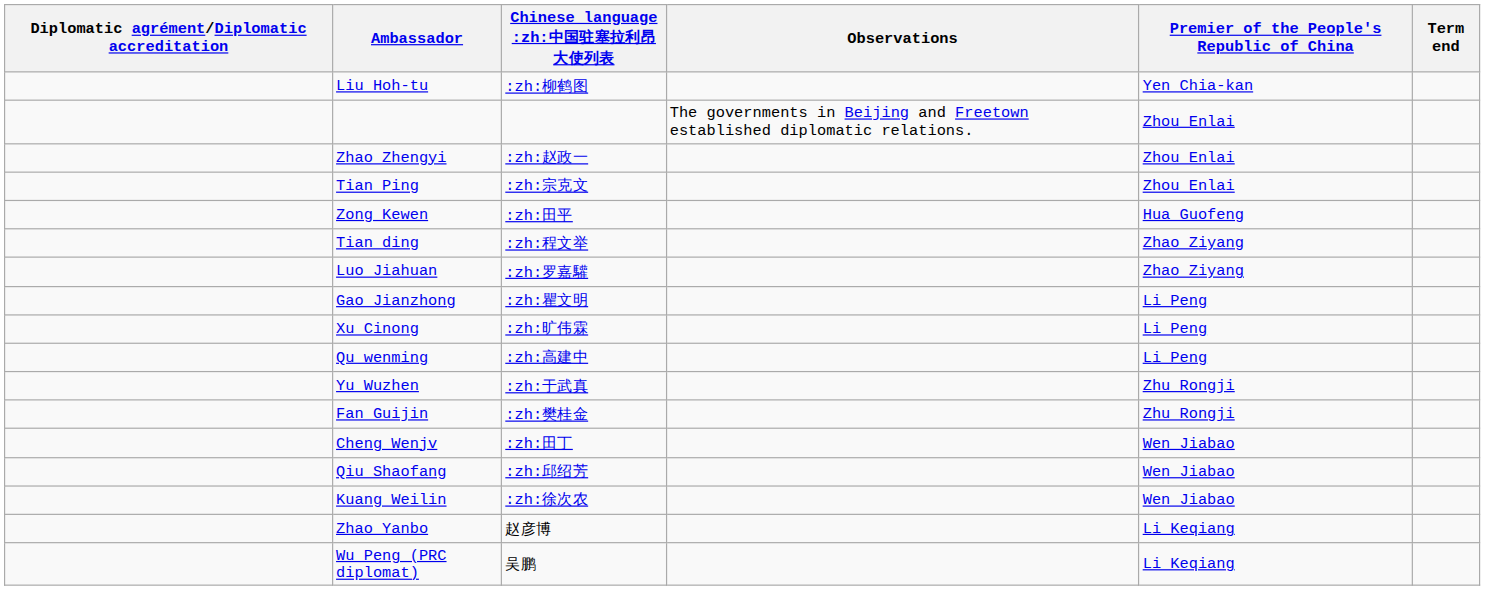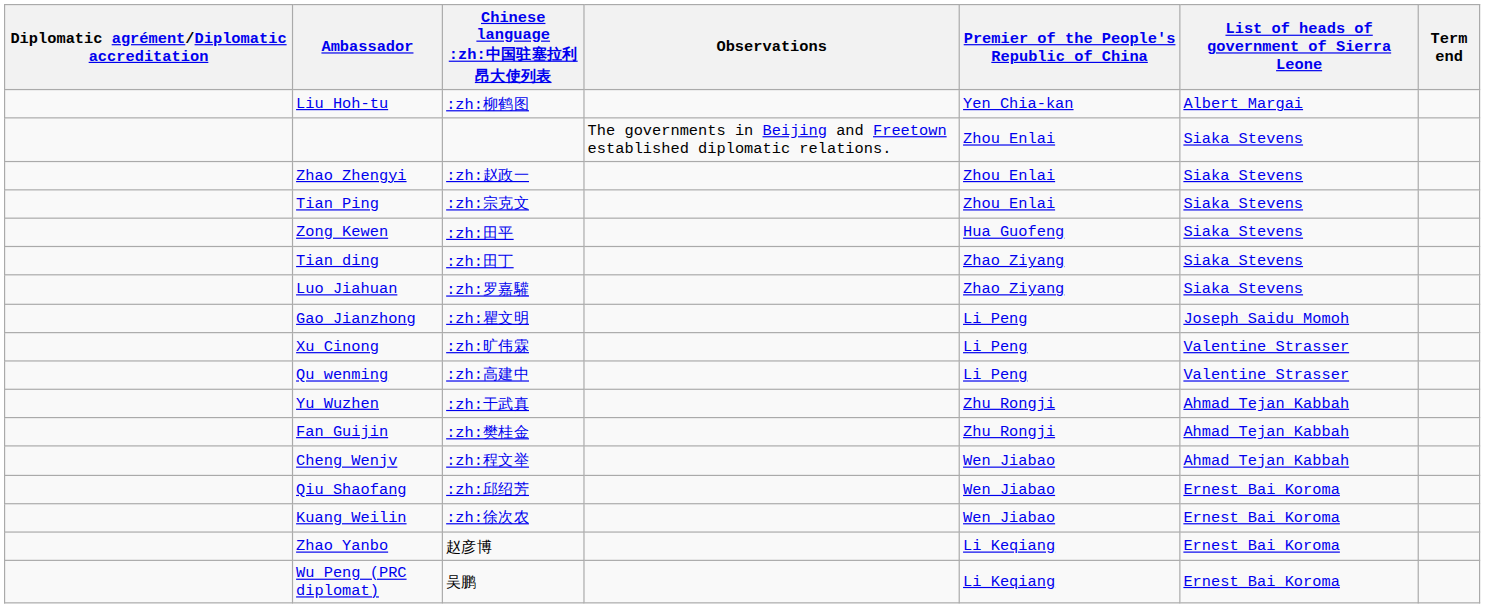+ column: (1299, 47)
(547, 244) :zh:程文举 -> (480, 261) :zh:田丁
(539, 444) :zh:田丁 -> (488, 461) :zh:程文举
